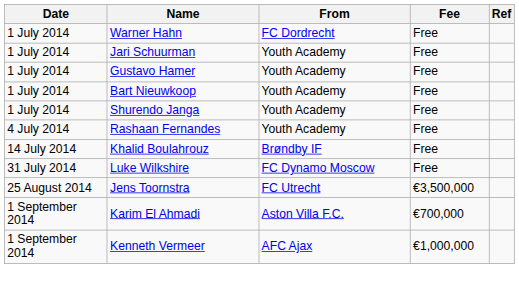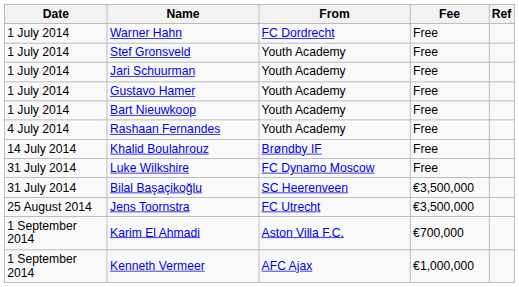+ row: (150, 52)
- row: (155, 110)
+ row: (156, 187)
